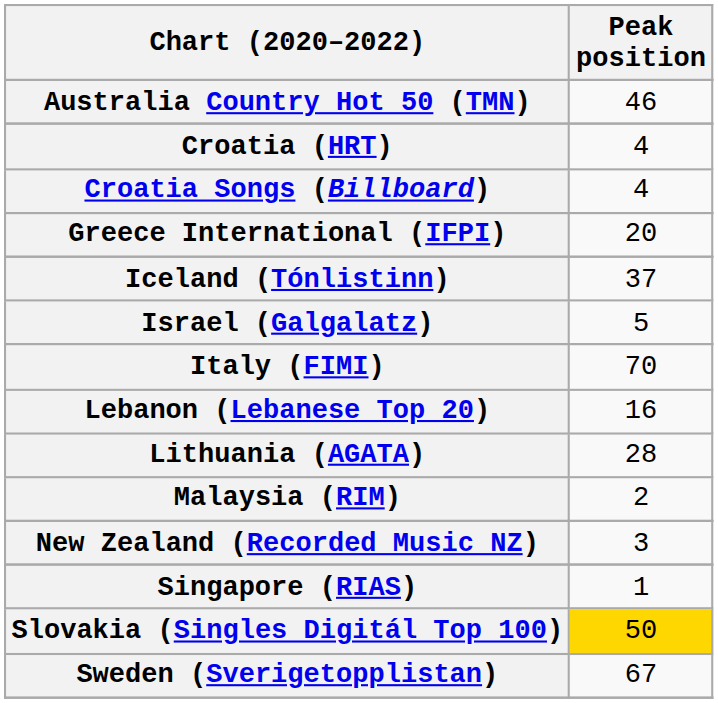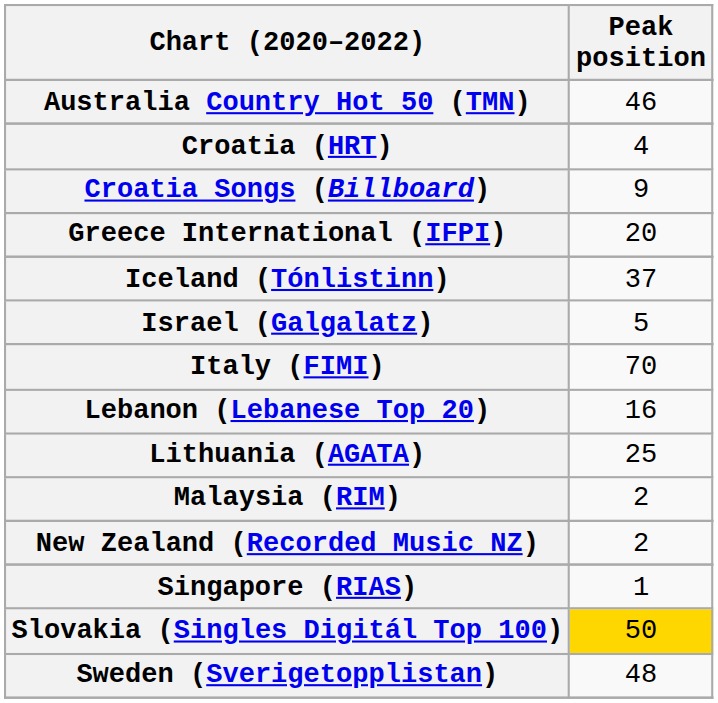(641, 190) 4 -> (641, 190) 9
(641, 455) 28 -> (641, 455) 25
(641, 543) 3 -> (641, 543) 2
(641, 675) 67 -> (641, 675) 48
